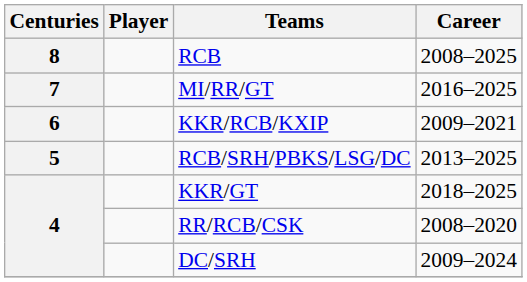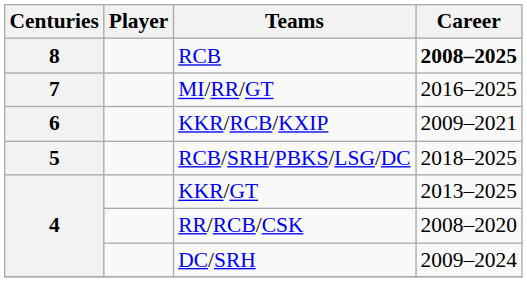(469, 55) normal -> (469, 55) bold
(469, 157) 2013–2025 -> (469, 157) 2018–2025
(469, 191) 2018–2025 -> (469, 191) 2013–2025
